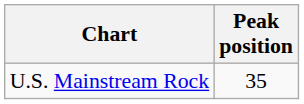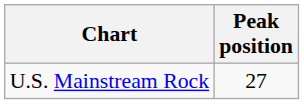(256, 80) 35 -> (256, 80) 27
